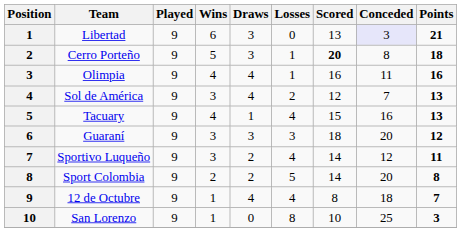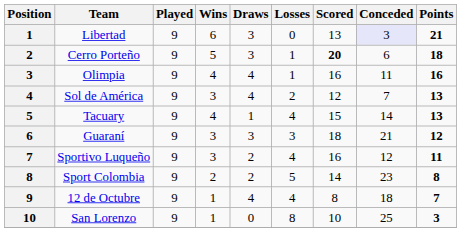(386, 55) 8 -> (386, 55) 6
(386, 116) 16 -> (386, 116) 14
(386, 136) 20 -> (386, 136) 21
(335, 156) 14 -> (335, 156) 16
(386, 177) 20 -> (386, 177) 23
